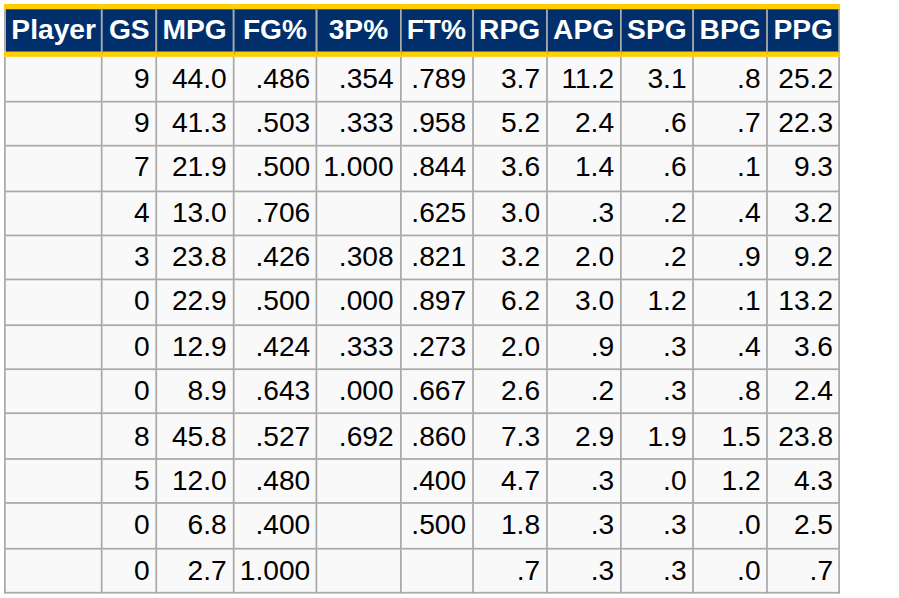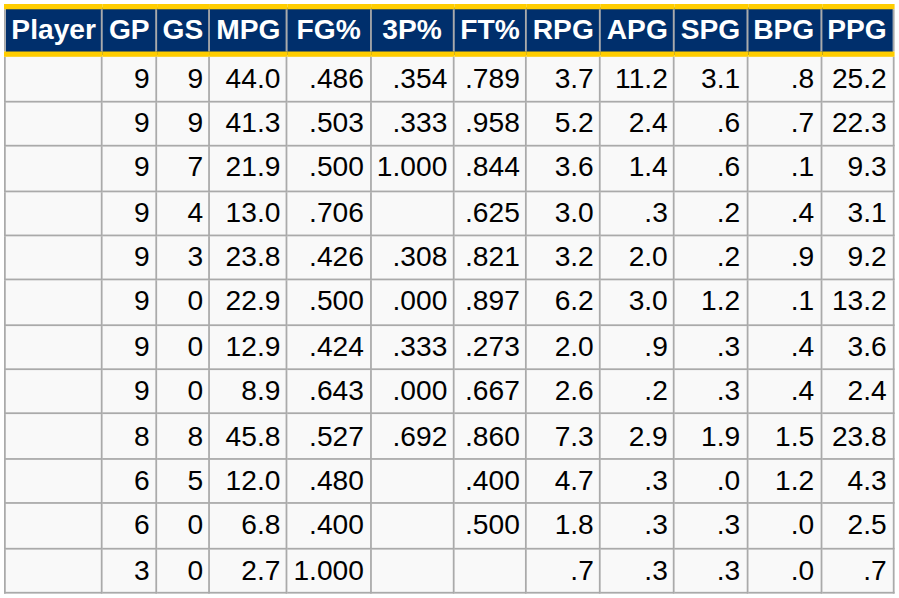+ column: (129, 30)
(813, 212) 3.2 -> (867, 212) 3.1
(749, 391) .8 -> (803, 391) .4
